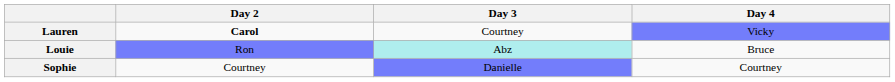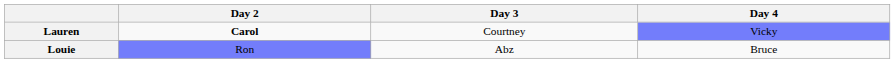(503, 49) paleturquoise background -> (504, 49) no background
- row: (60, 67)
